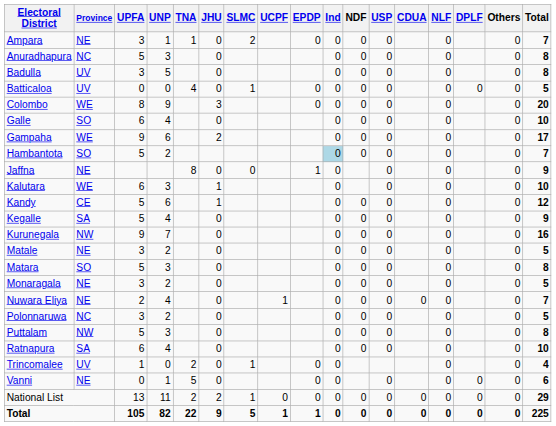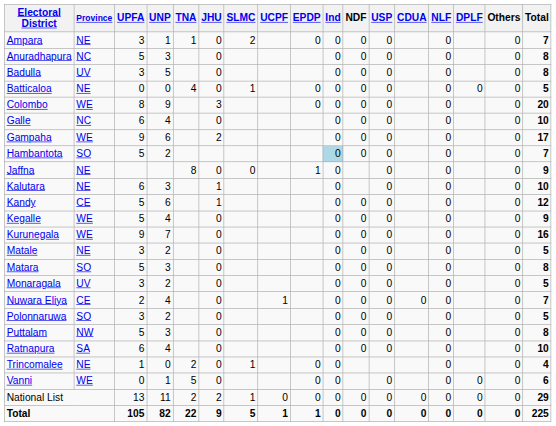(83, 89) UV -> (83, 89) NE
(84, 121) SO -> (84, 121) NC
(85, 186) WE -> (83, 186) NE
(83, 219) SA -> (85, 219) WE
(85, 235) NW -> (85, 235) WE
(83, 283) NE -> (83, 283) UV
(83, 300) NE -> (83, 300) CE
(84, 316) NC -> (84, 316) SO
(83, 365) UV -> (83, 365) NE
(83, 381) NE -> (85, 381) WE
